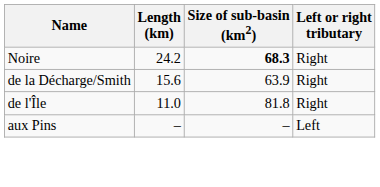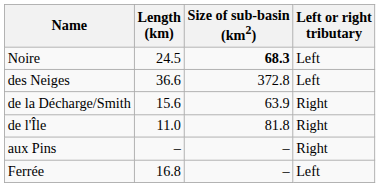(168, 58) 24.2 -> (168, 58) 24.5
(312, 58) Right -> (308, 58) Left
+ row: (39, 80)
(308, 125) Left -> (312, 148) Right
+ row: (26, 171)
